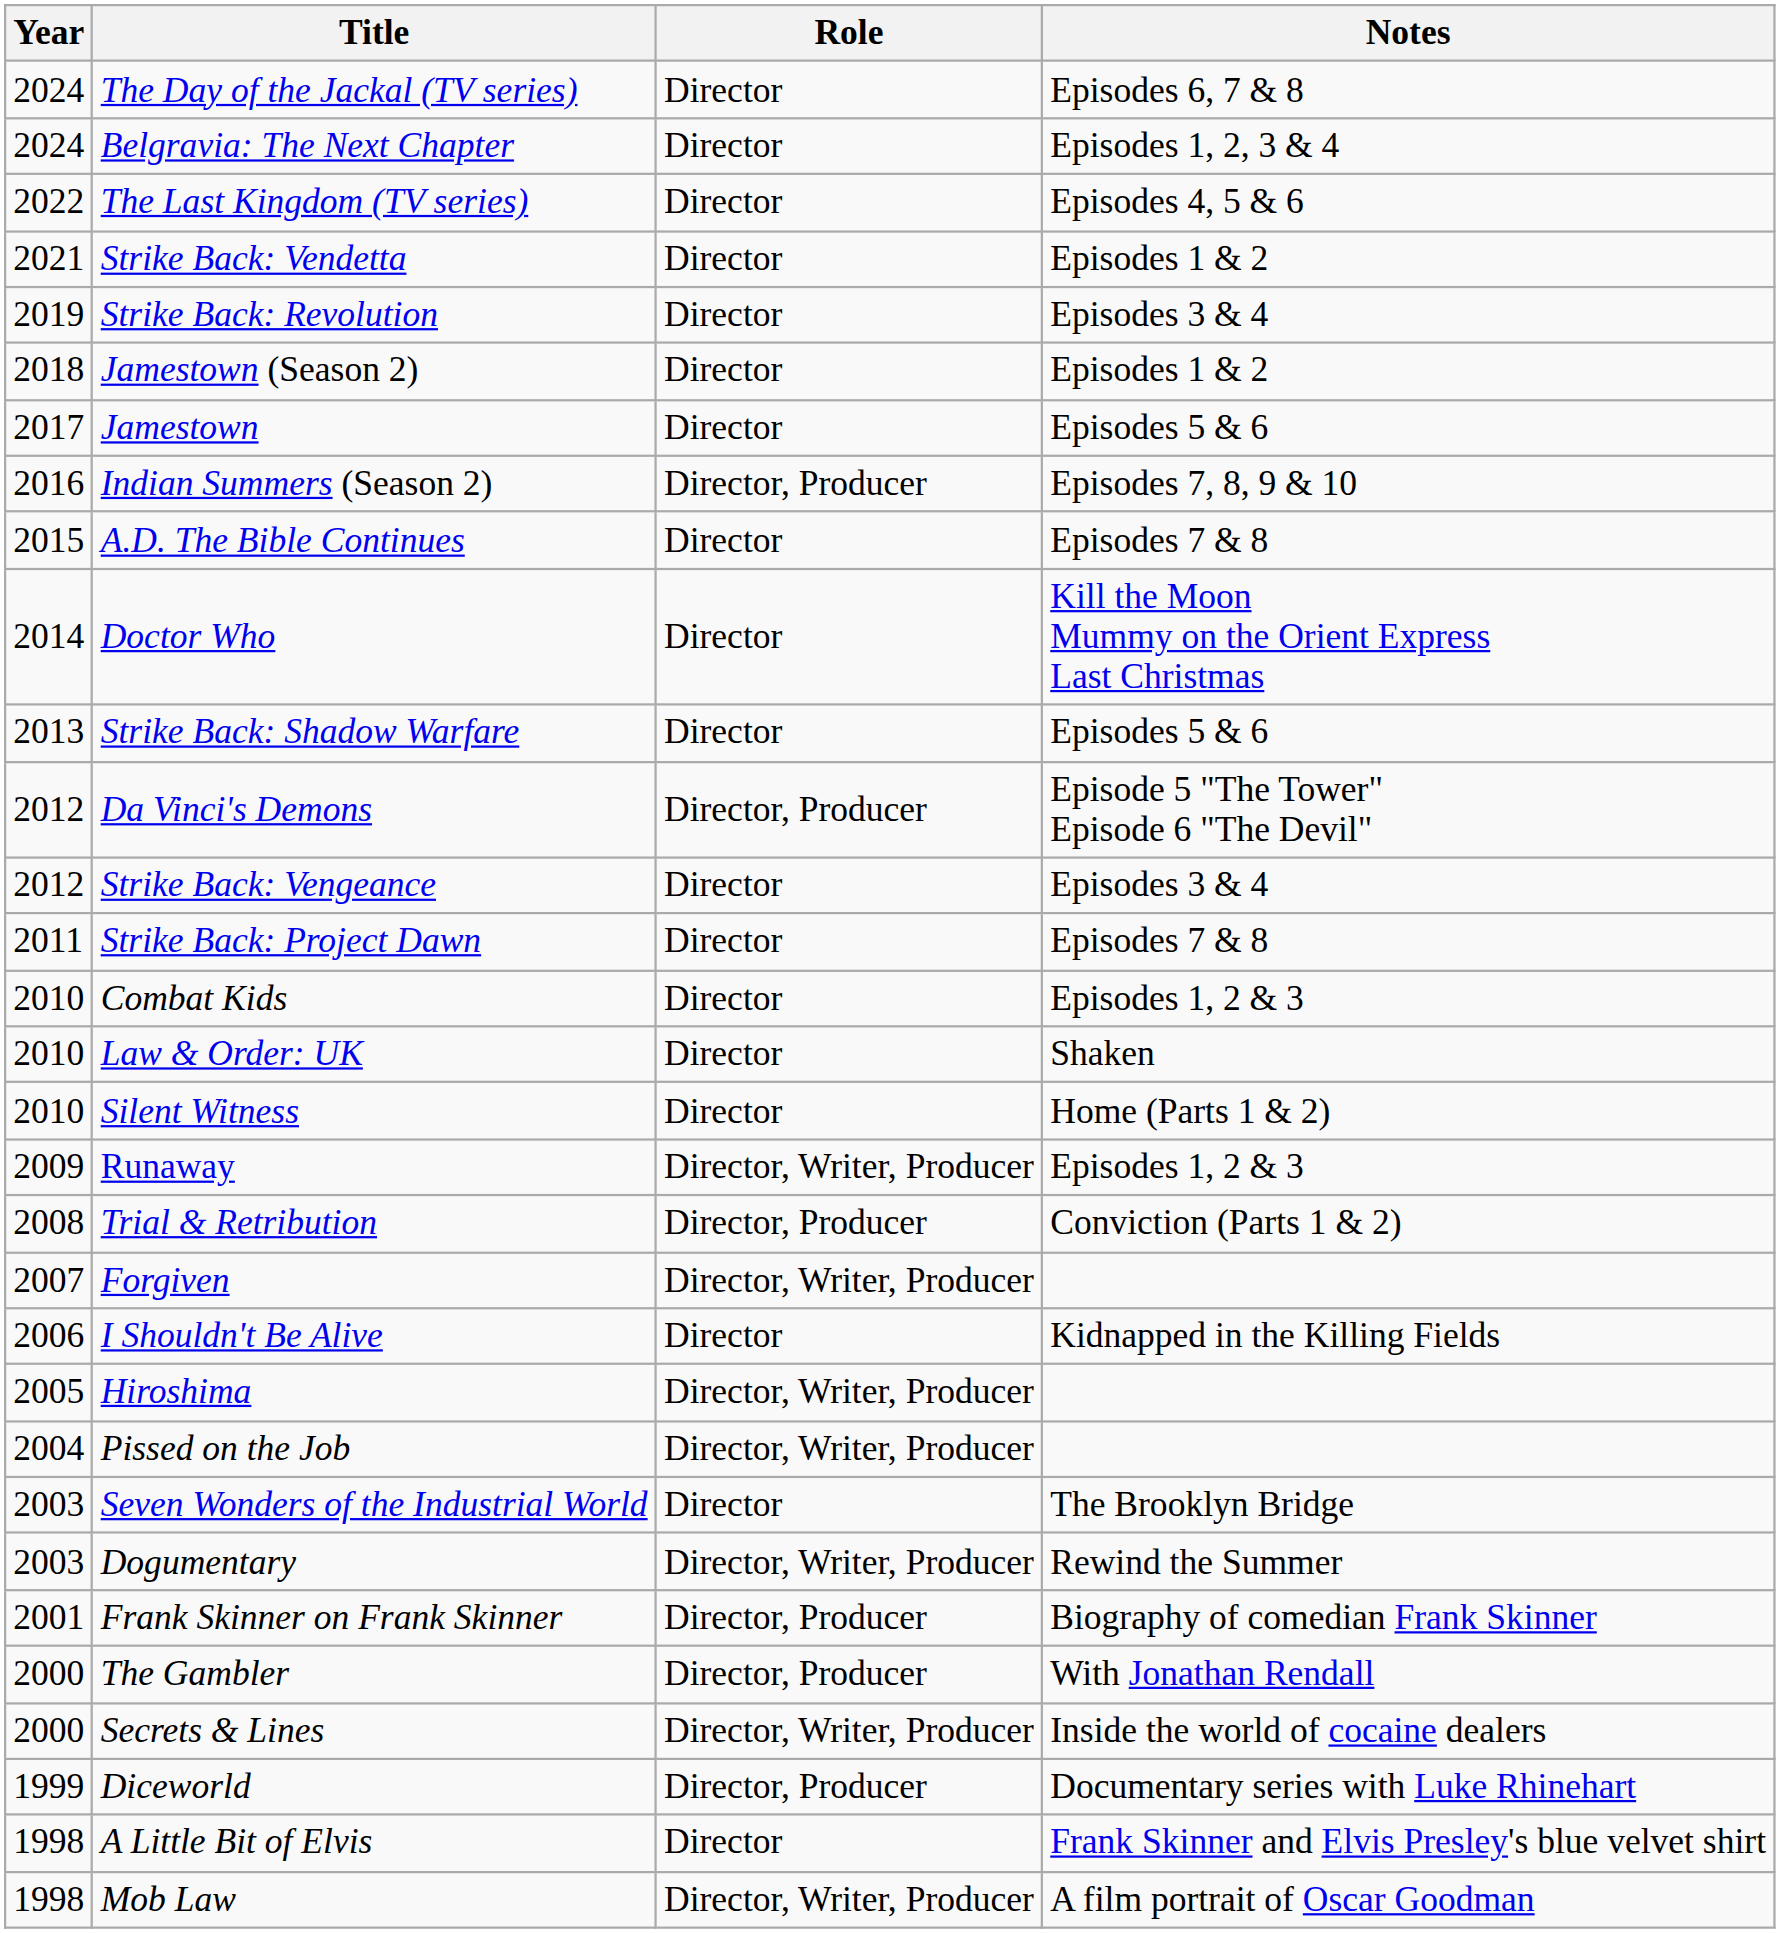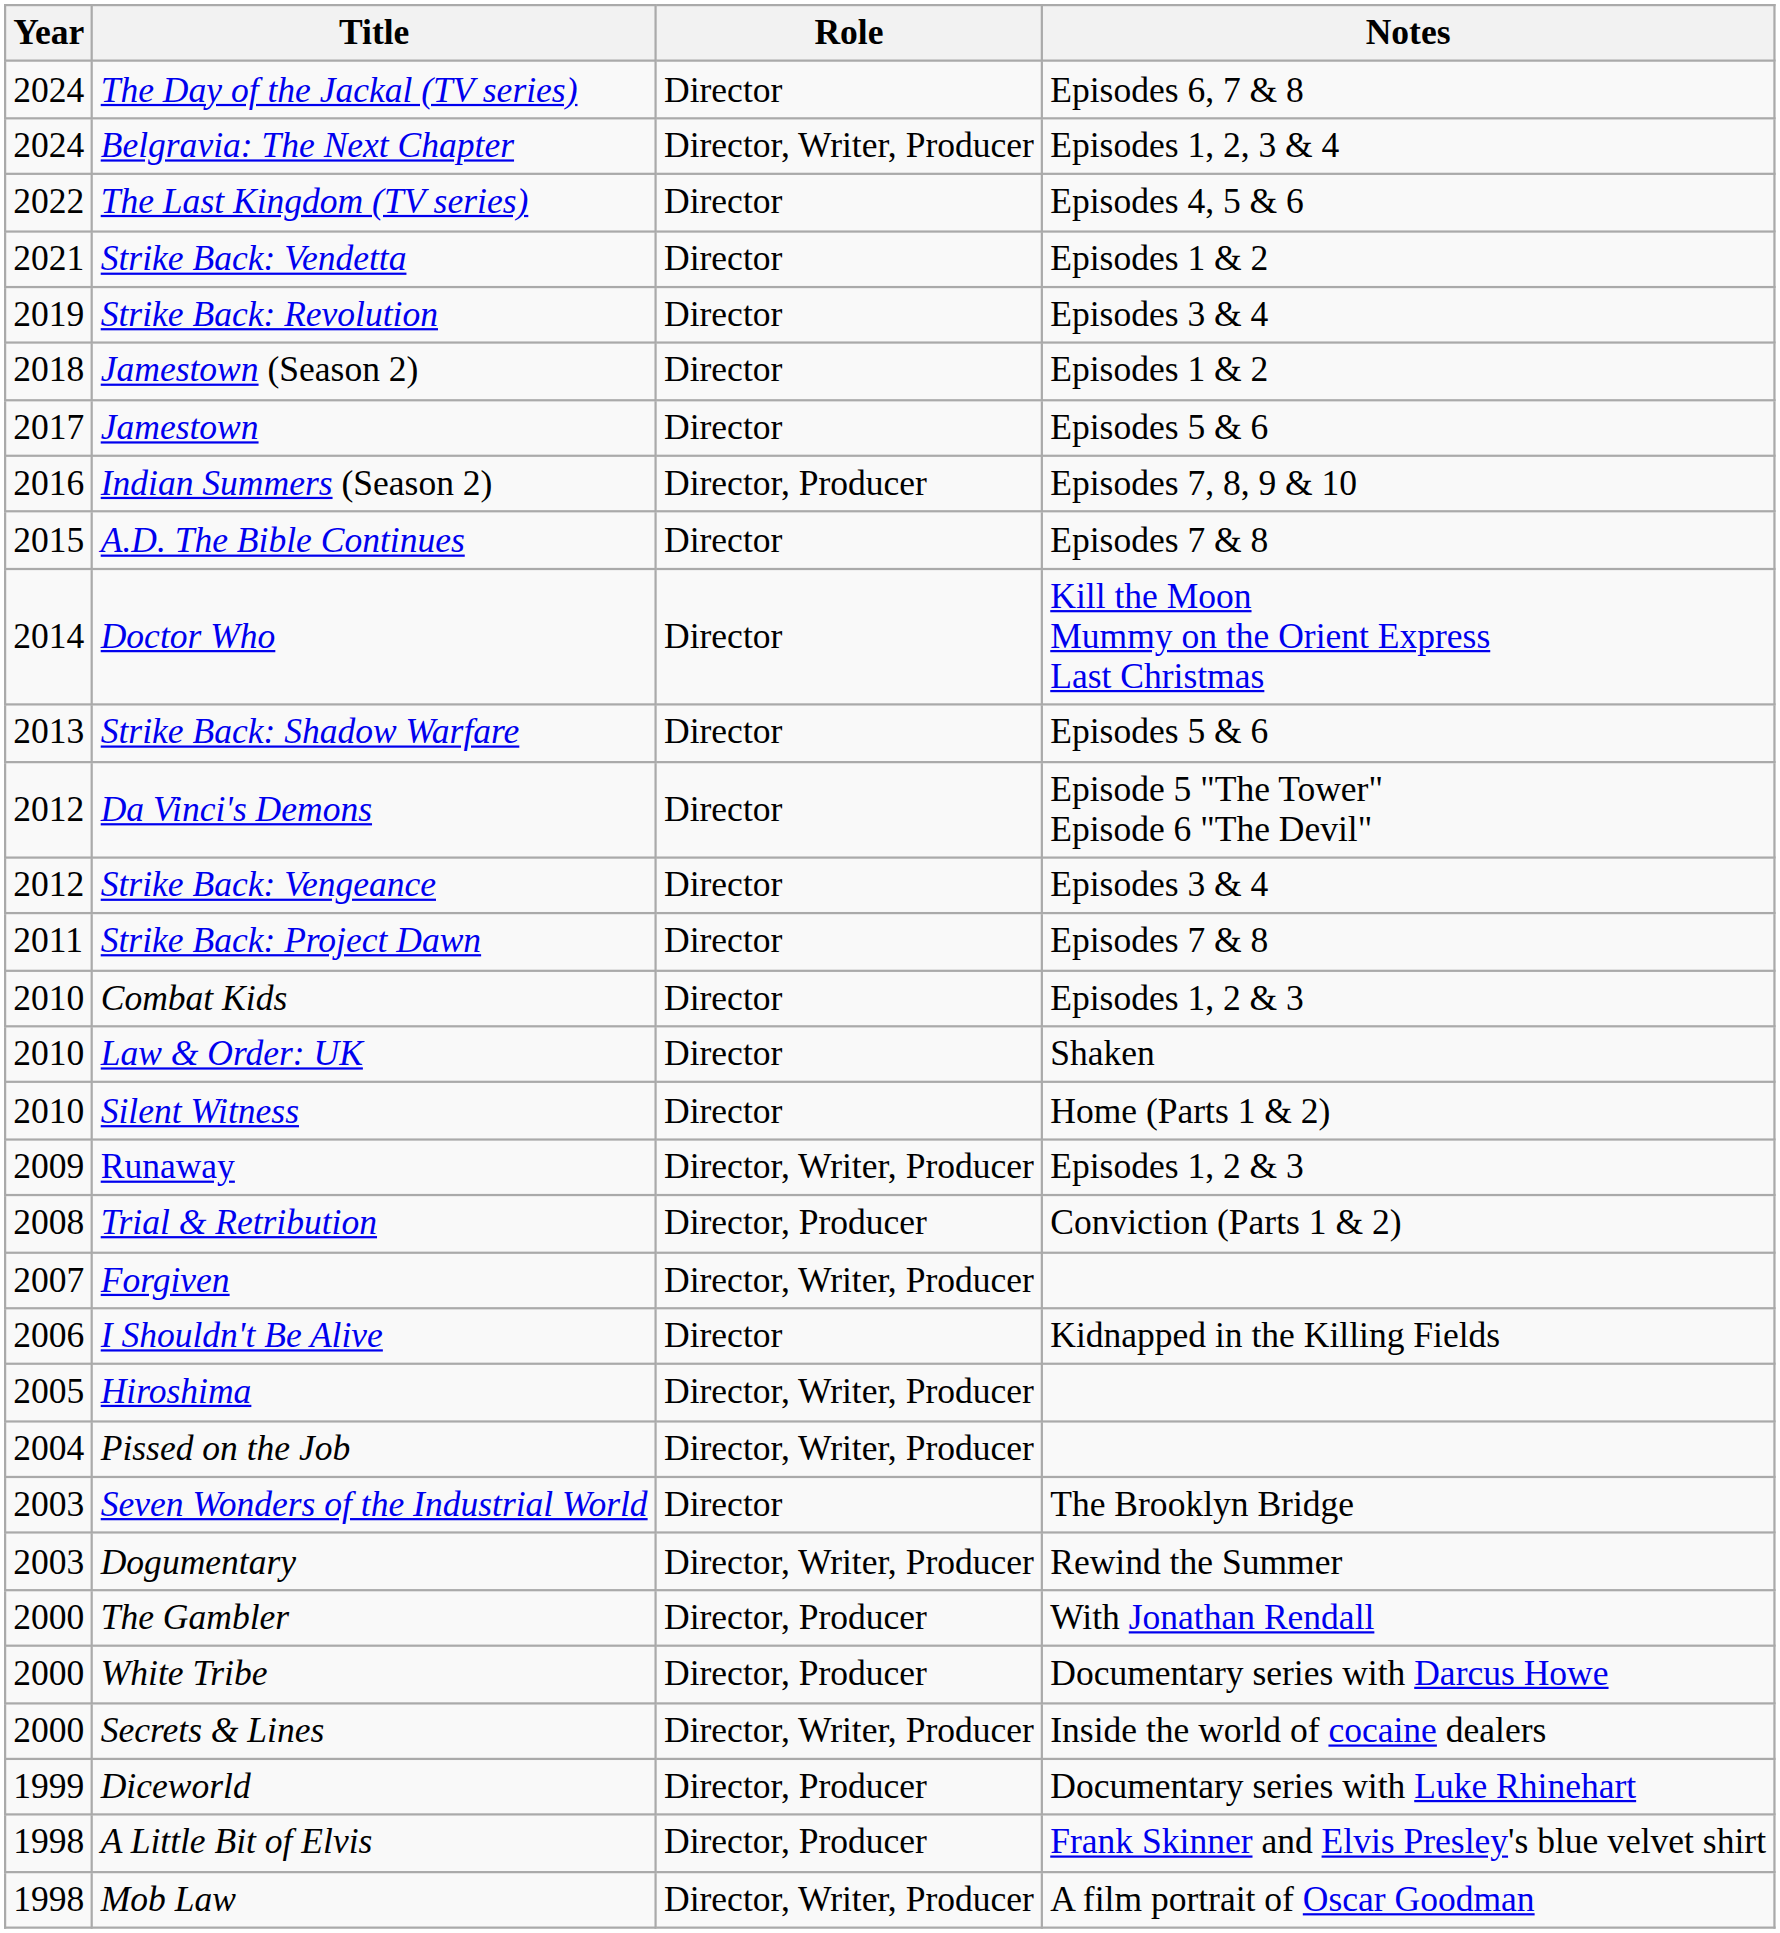(723, 145) Director -> (849, 145) Director, Writer, Producer
(795, 808) Director, Producer -> (723, 808) Director
- row: (332, 1617)
+ row: (184, 1673)
(723, 1842) Director -> (795, 1842) Director, Producer
